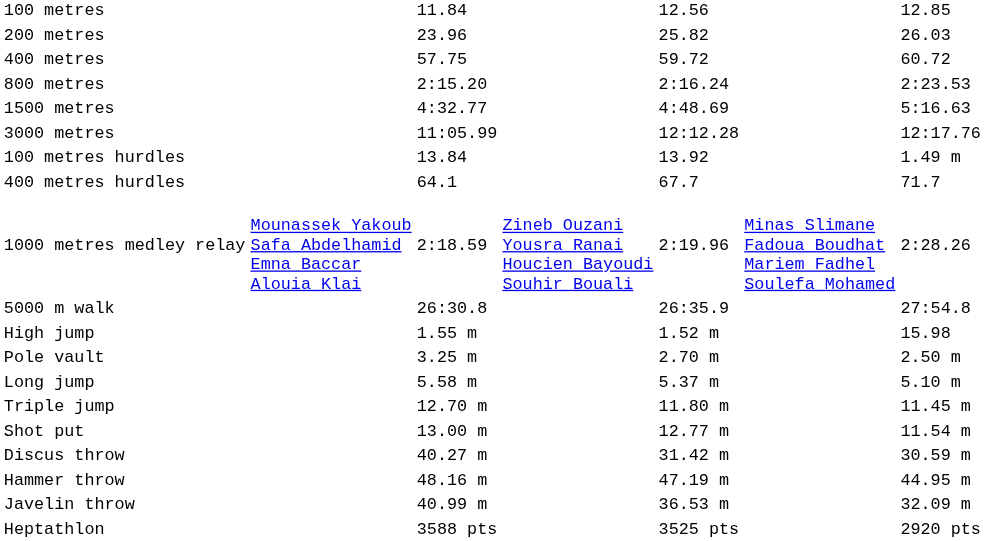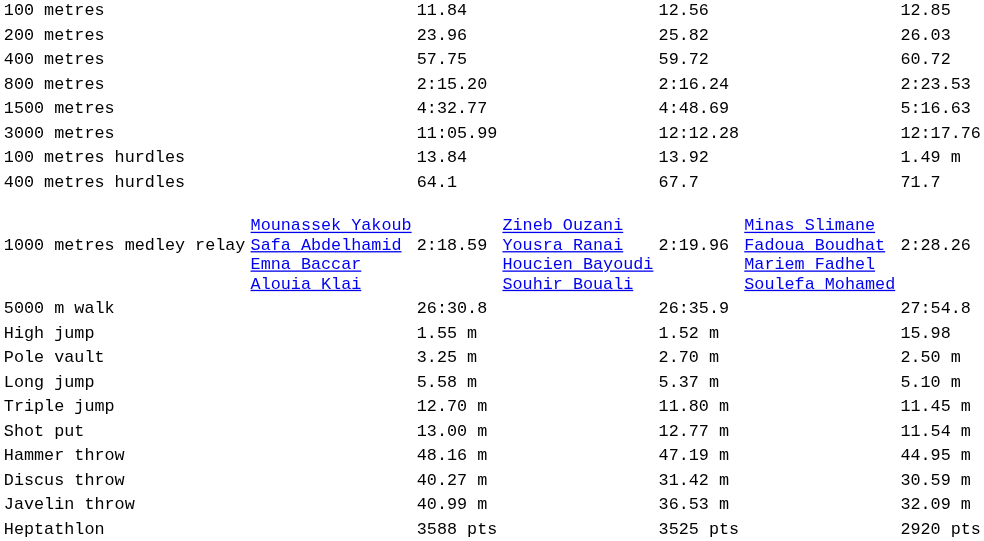rows swapped: (64, 456) <-> (64, 480)
